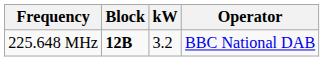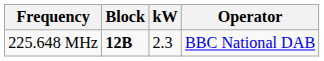(163, 42) 3.2 -> (163, 42) 2.3
